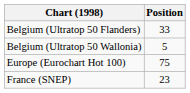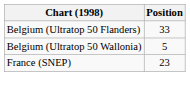- row: (66, 63)
